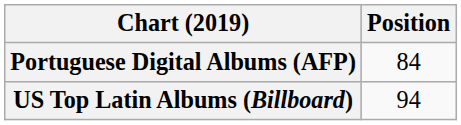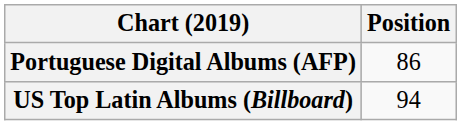(409, 61) 84 -> (409, 61) 86
